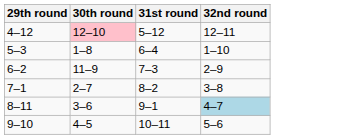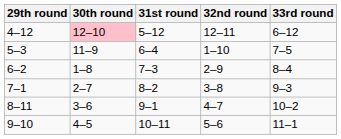+ column: (303, 13)
(83, 50) 1–8 -> (85, 50) 11–9
(85, 69) 11–9 -> (83, 69) 1–8
(213, 106) lightblue background -> (213, 106) no background
